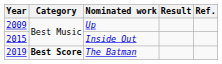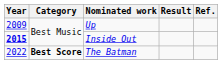(17, 39) normal -> (17, 39) bold
(17, 53) 2019 -> (17, 53) 2022
